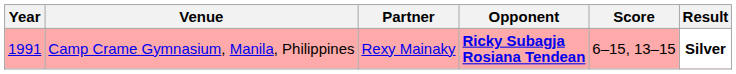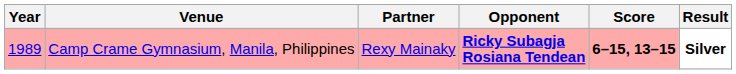(25, 49) 1991 -> (25, 49) 1989
(634, 49) normal -> (634, 49) bold
